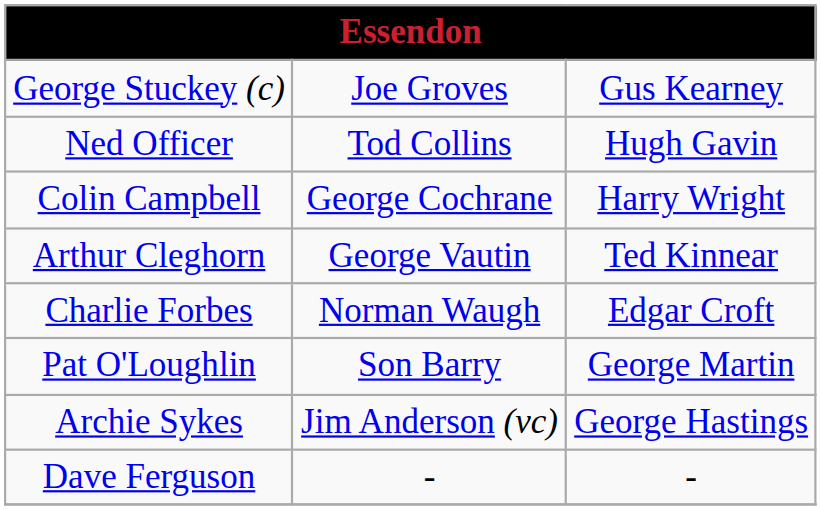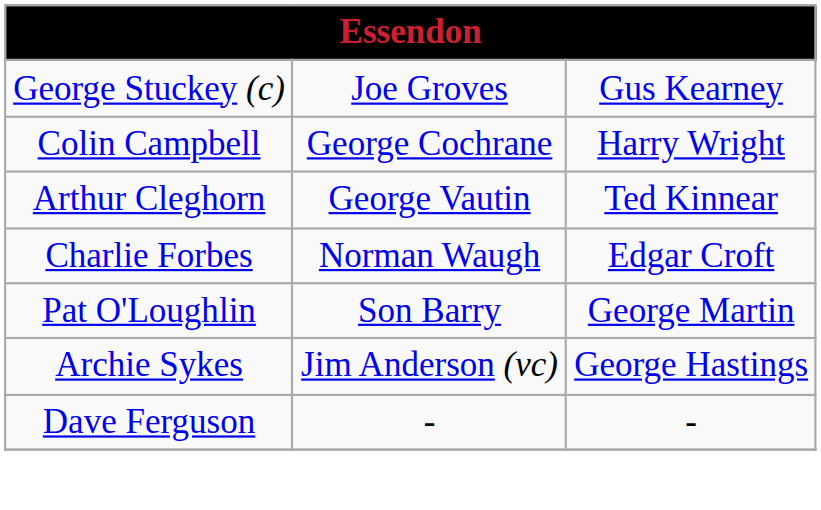- row: (149, 143)
